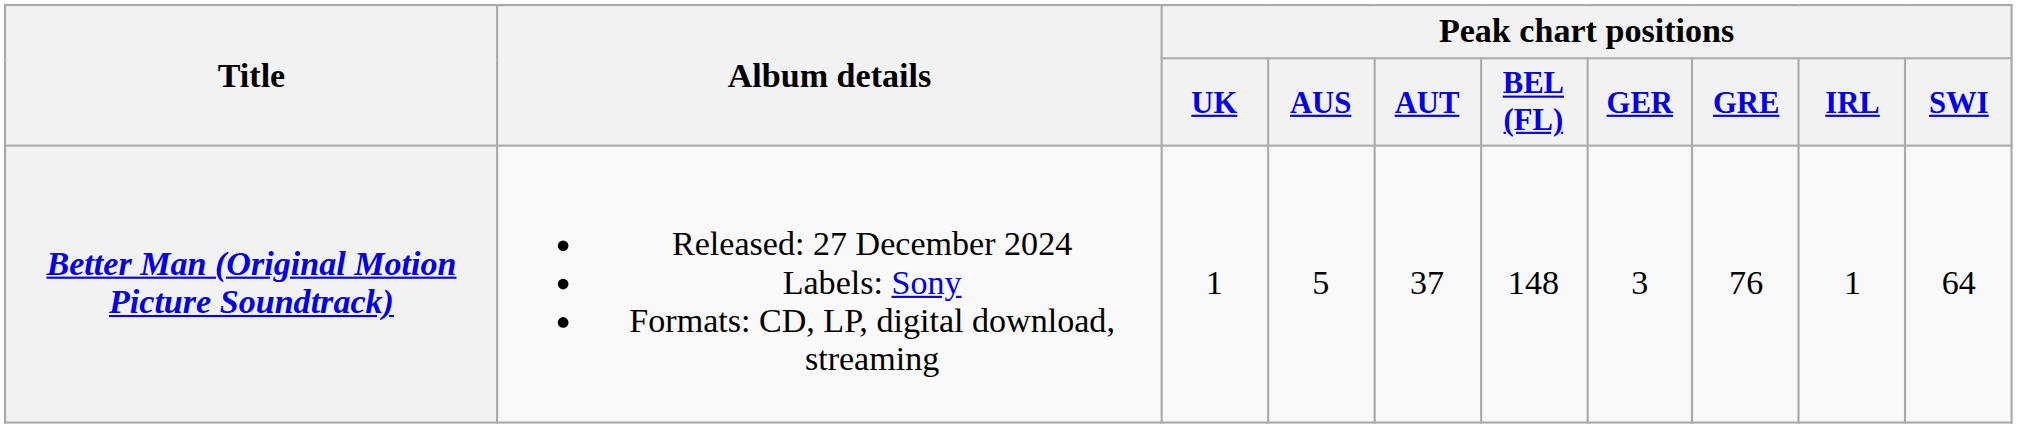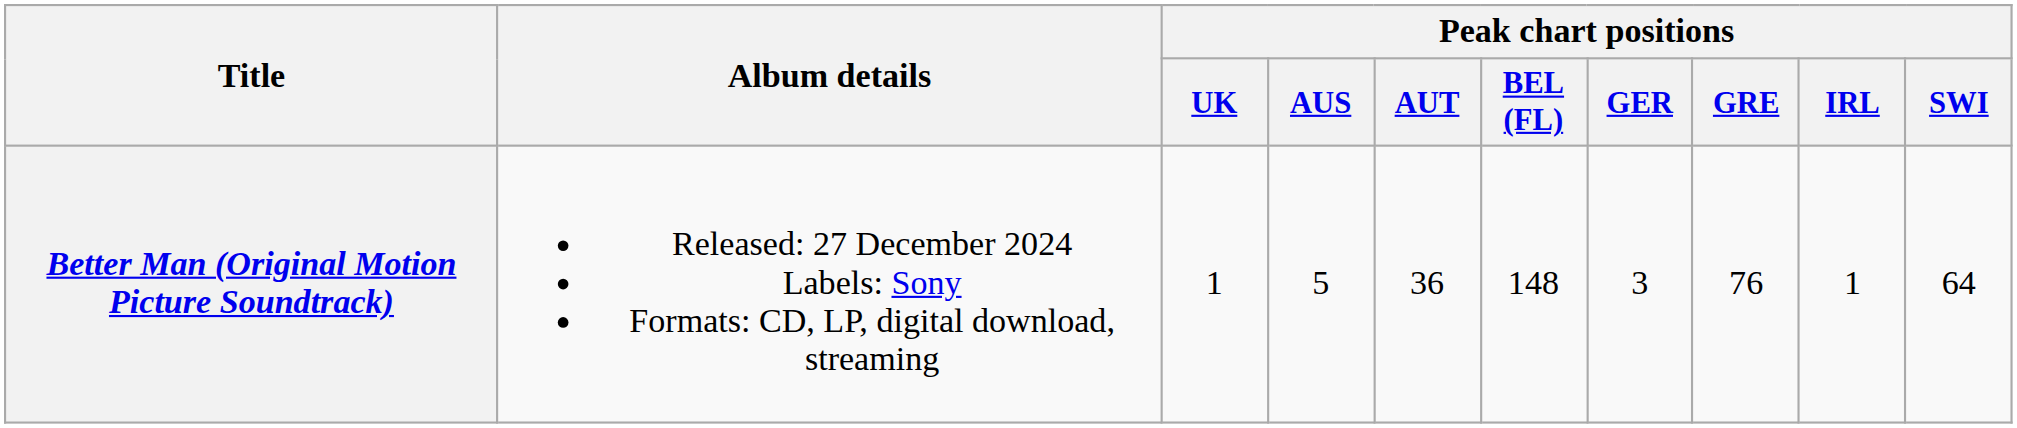(1427, 283) 37 -> (1427, 283) 36
